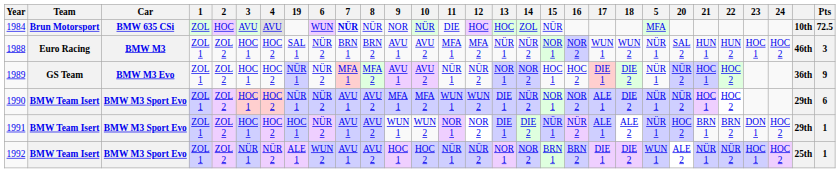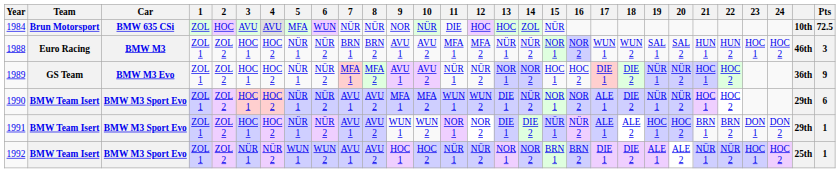columns swapped: (656, 11) <-> (297, 11)
(348, 27) bold -> (350, 27) normal
(780, 127) HOC 2 -> (780, 127) DON 2
